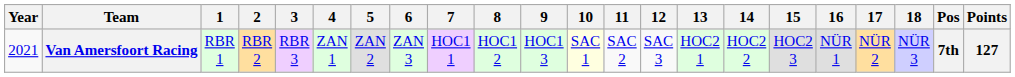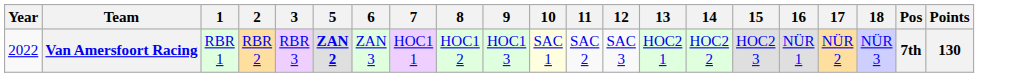- column: (332, 16)
(23, 50) 2021 -> (23, 50) 2022
(370, 50) normal -> (333, 50) bold
(987, 50) 127 -> (950, 50) 130
